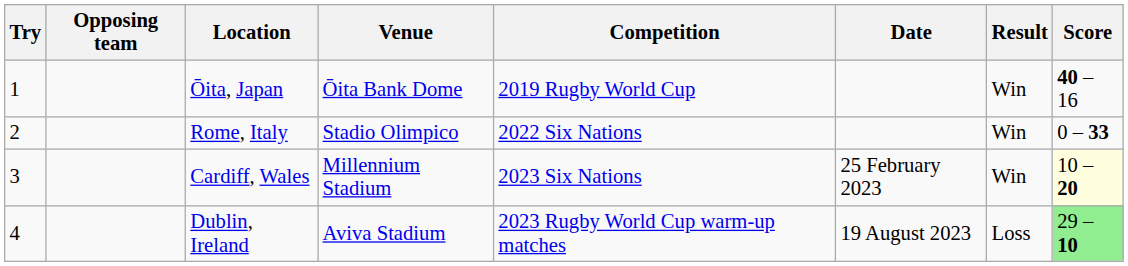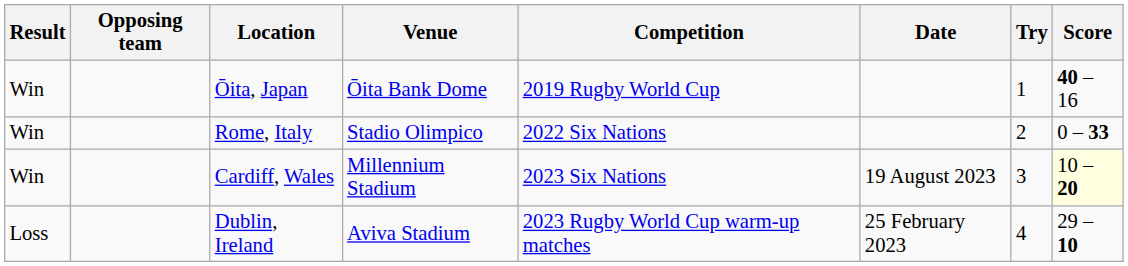columns swapped: (25, 32) <-> (1020, 32)
(891, 177) 25 February 2023 -> (930, 177) 19 August 2023
(906, 233) 19 August 2023 -> (915, 233) 25 February 2023
(1075, 233) lightgreen background -> (1075, 233) no background
